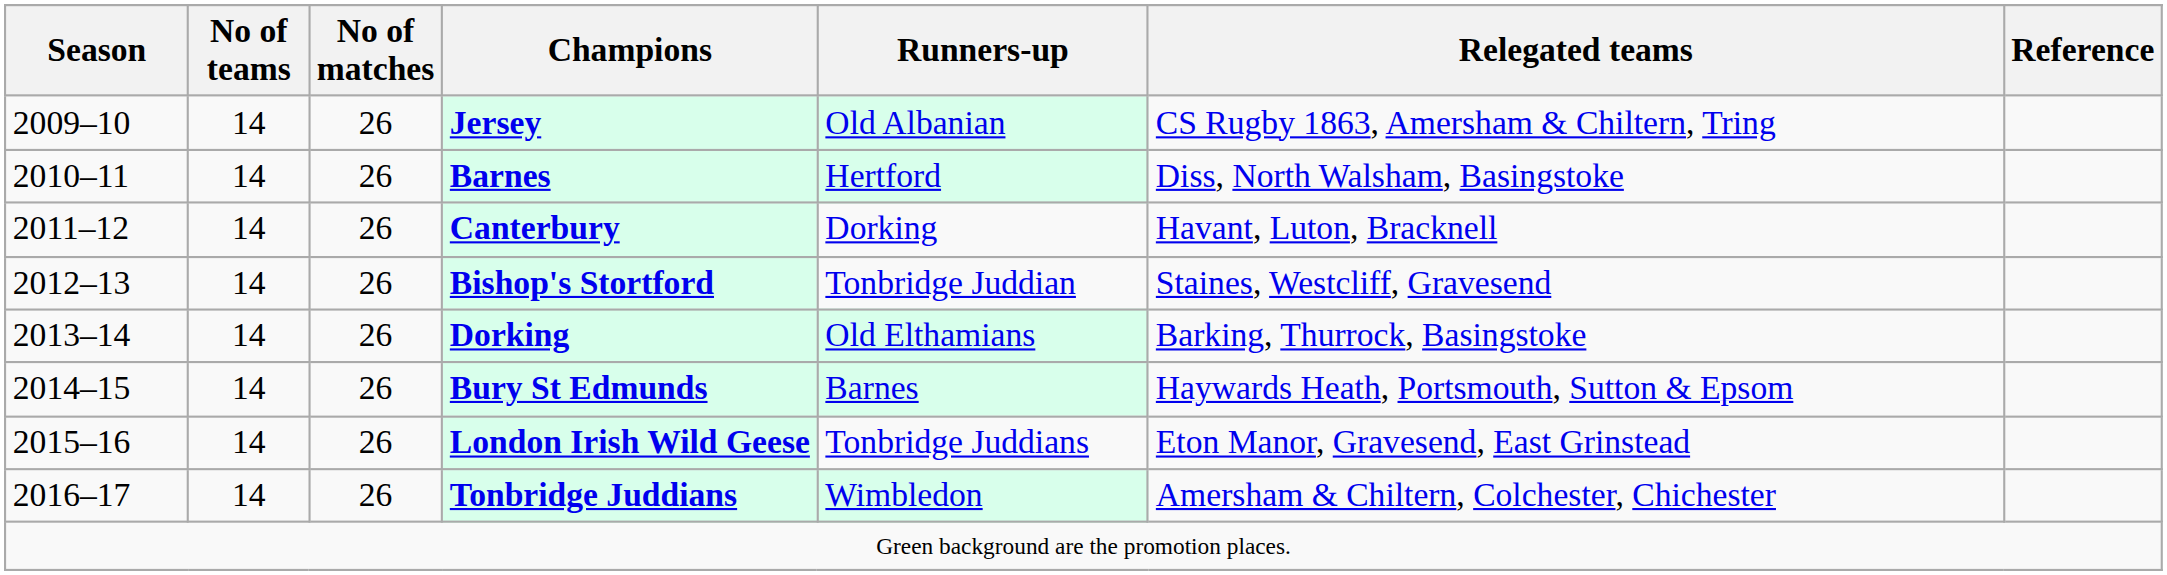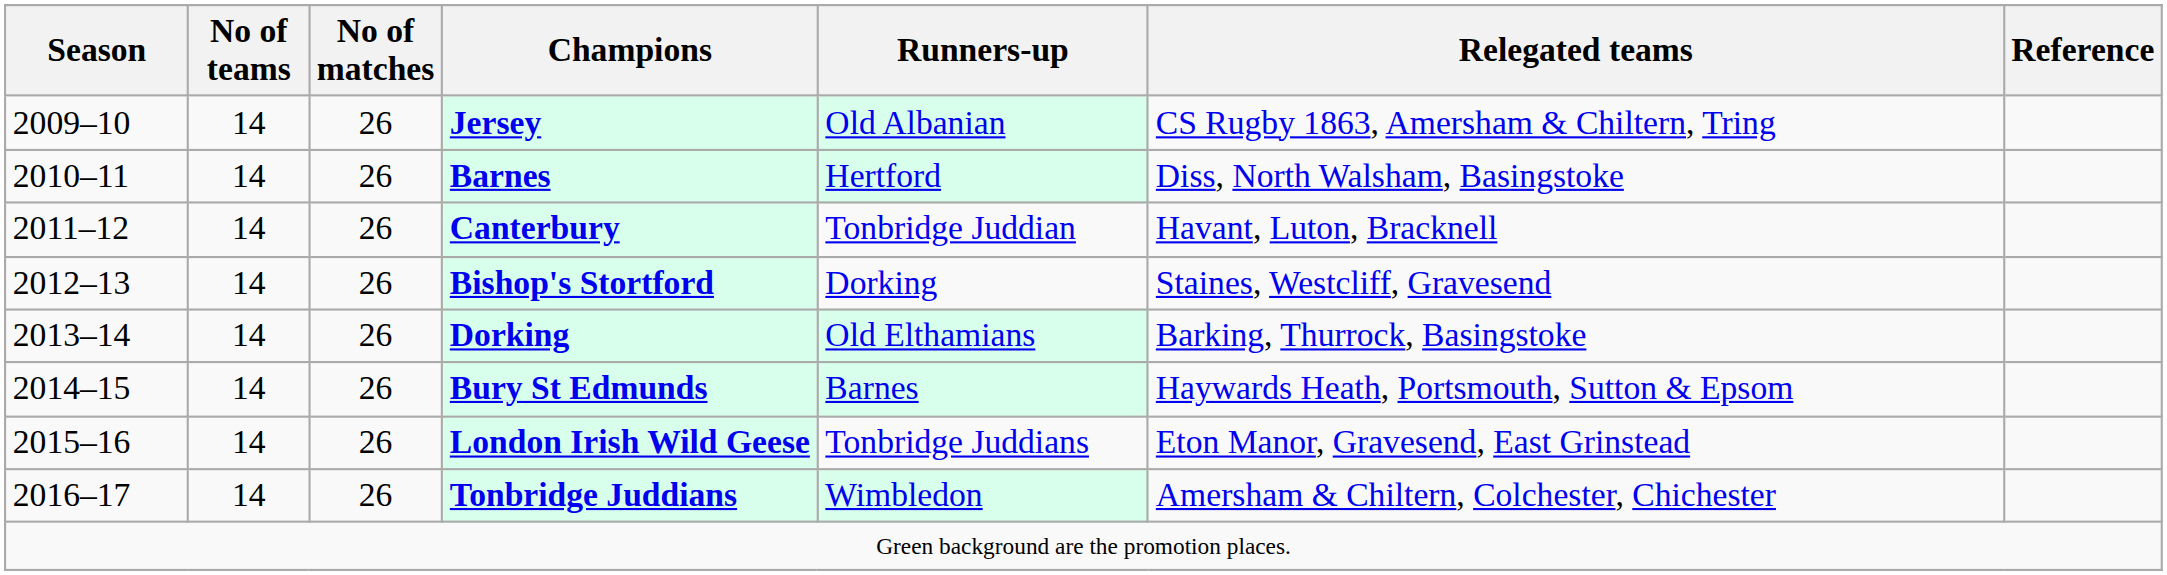(881, 228) Dorking -> (951, 228) Tonbridge Juddian
(951, 282) Tonbridge Juddian -> (881, 282) Dorking
